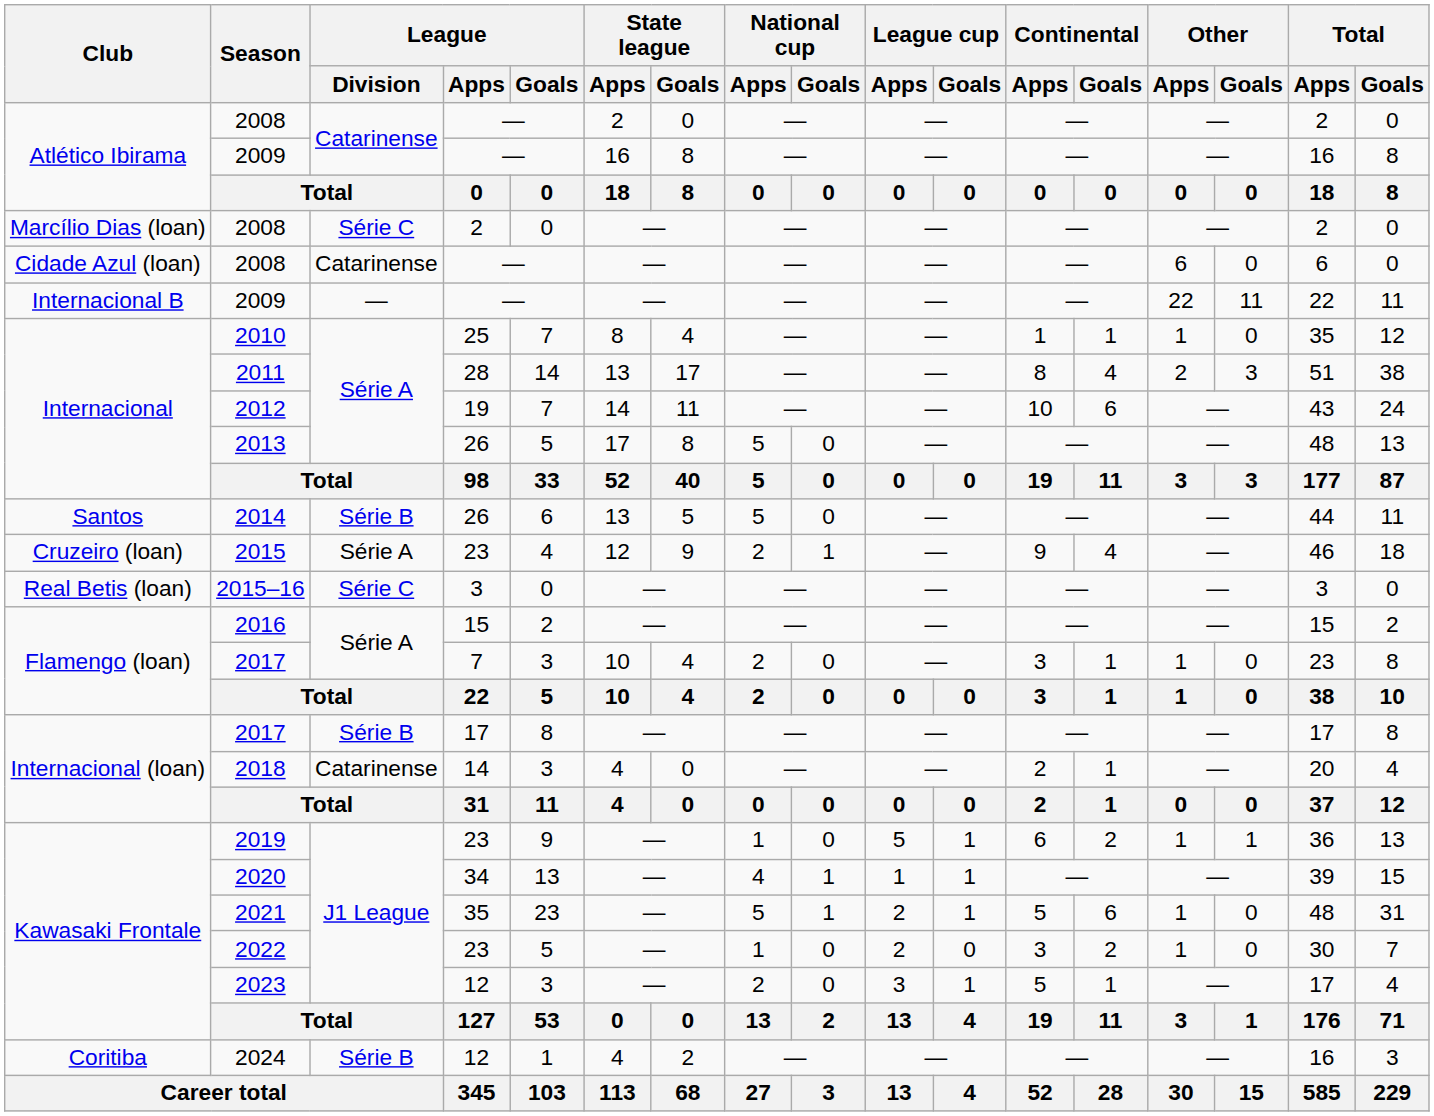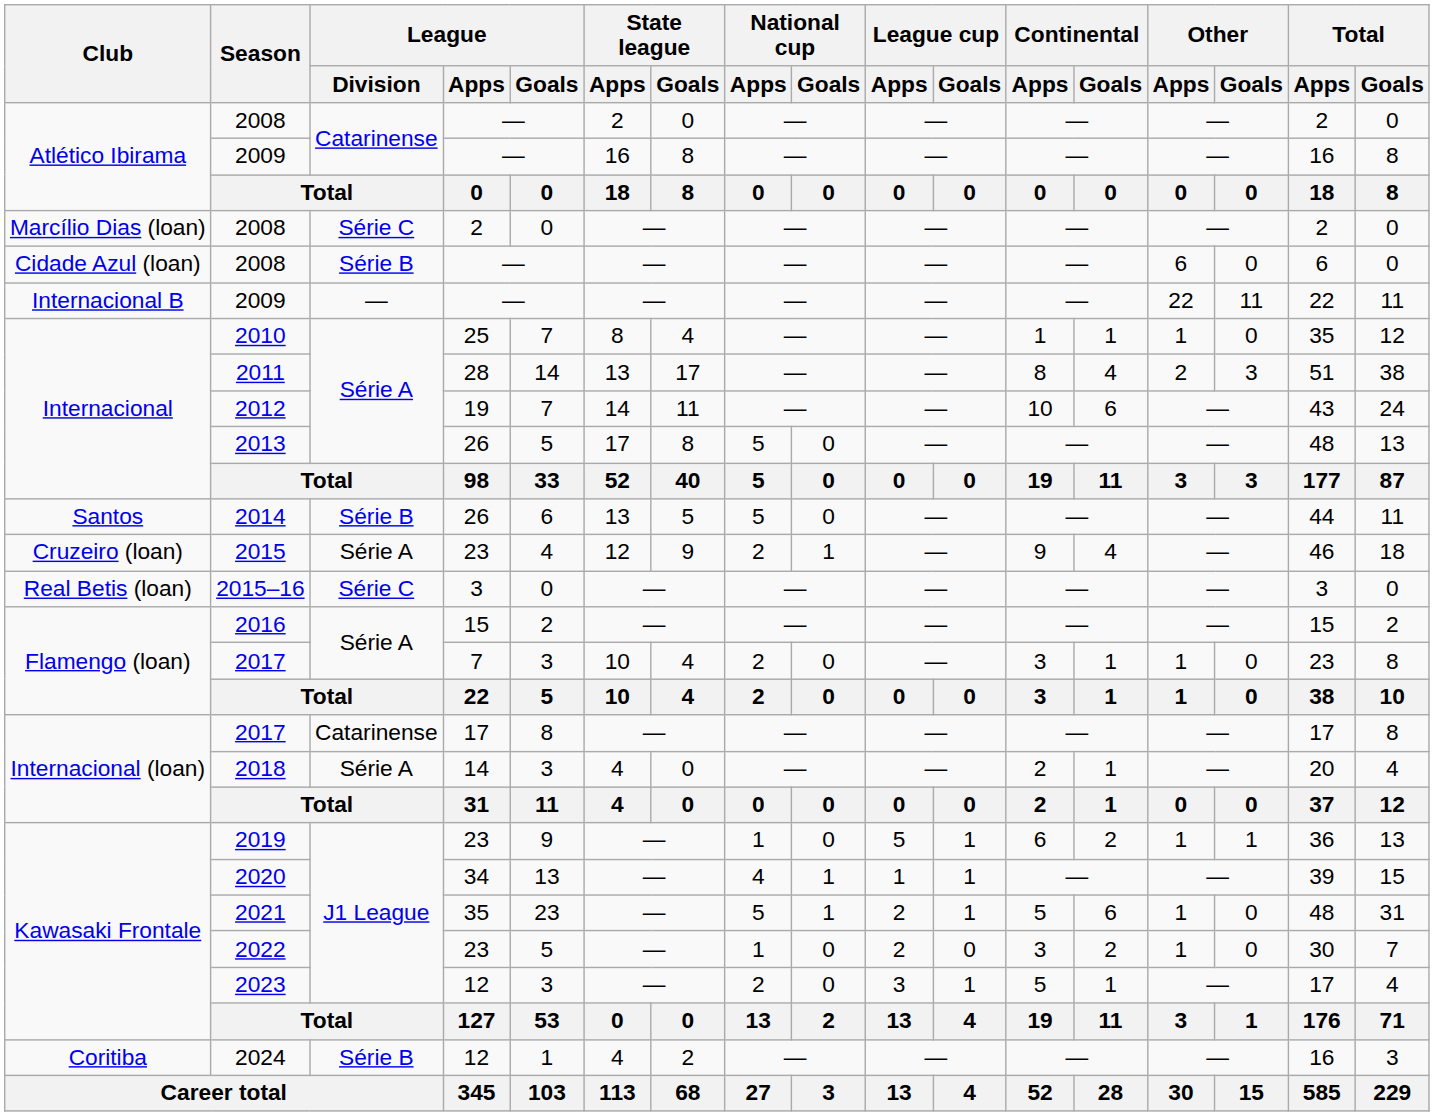(376, 264) Catarinense -> (376, 264) Série B
(376, 732) Série B -> (376, 732) Catarinense
(376, 768) Catarinense -> (376, 768) Série A
